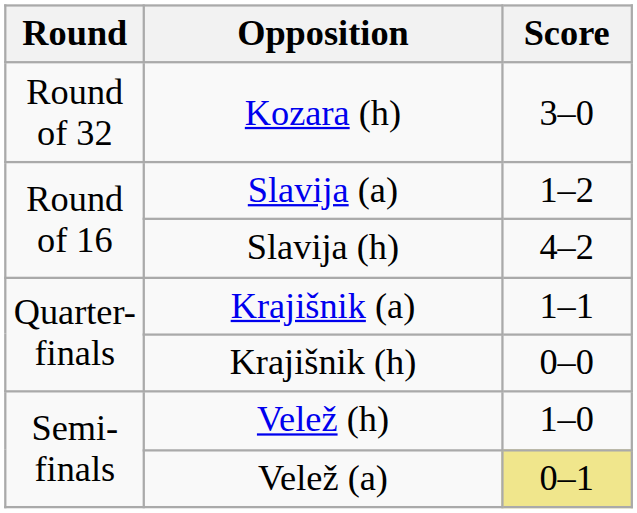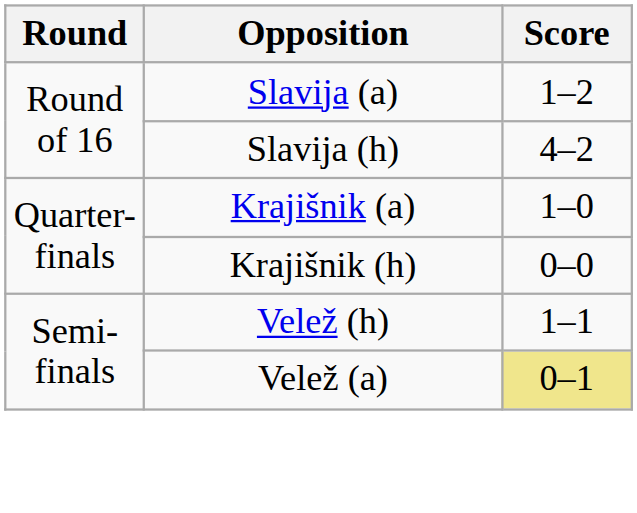- row: (323, 111)
(567, 304) 1–1 -> (567, 206) 1–0
(567, 420) 1–0 -> (567, 321) 1–1
